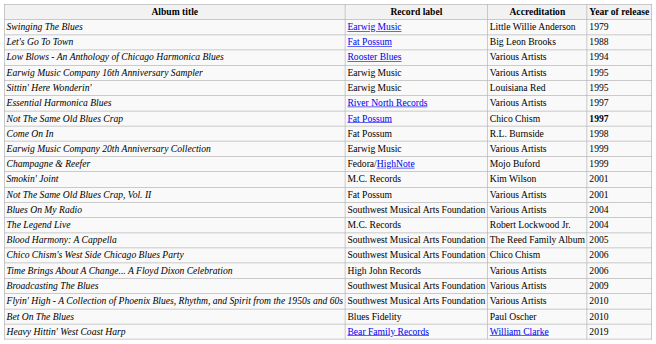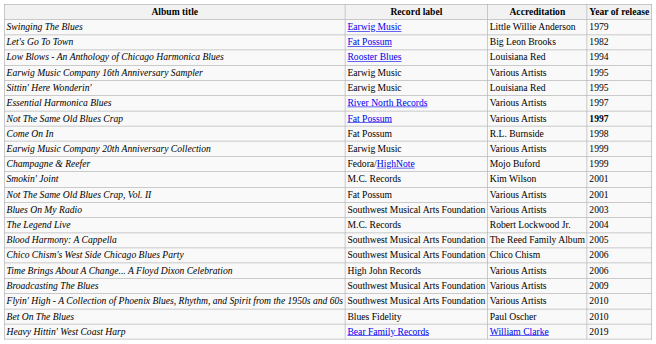(599, 42) 1988 -> (599, 42) 1982
(518, 57) Various Artists -> (518, 57) Louisiana Red
(515, 118) Chico Chism -> (518, 118) Various Artists
(599, 210) 2004 -> (599, 210) 2003
